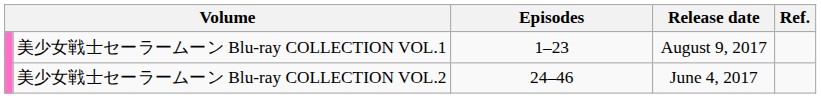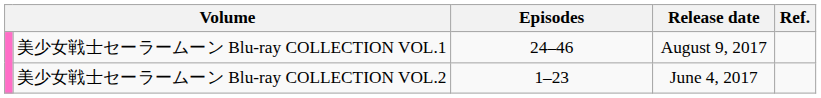(552, 47) 1–23 -> (552, 47) 24–46
(552, 77) 24–46 -> (552, 77) 1–23
